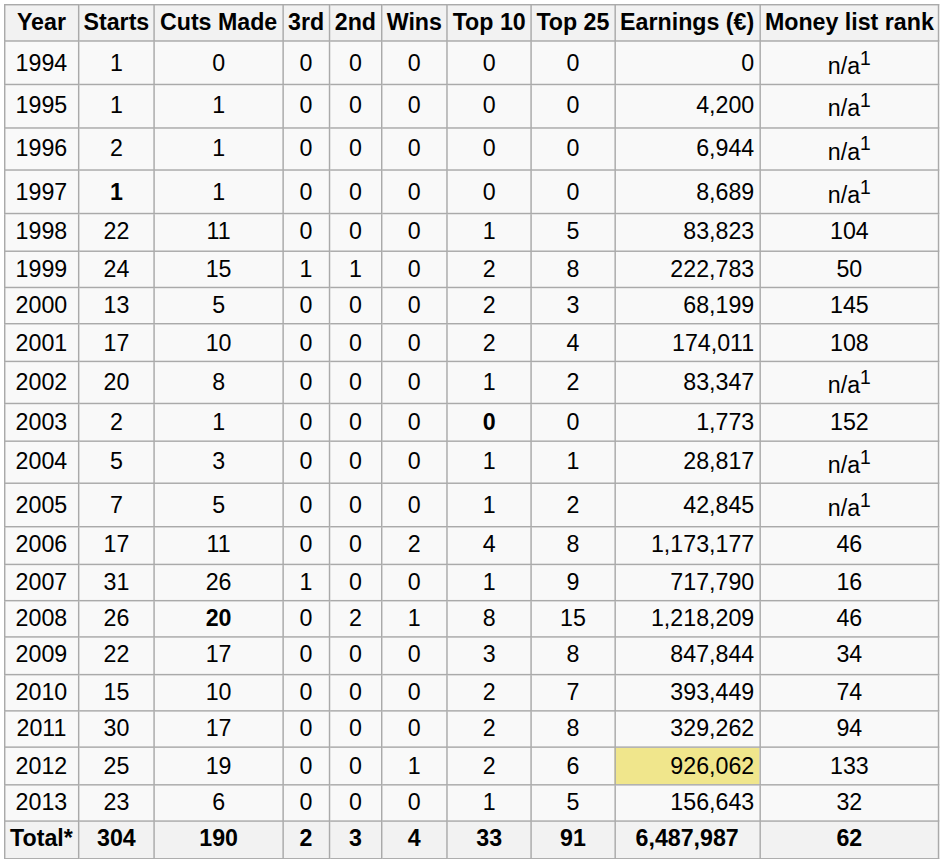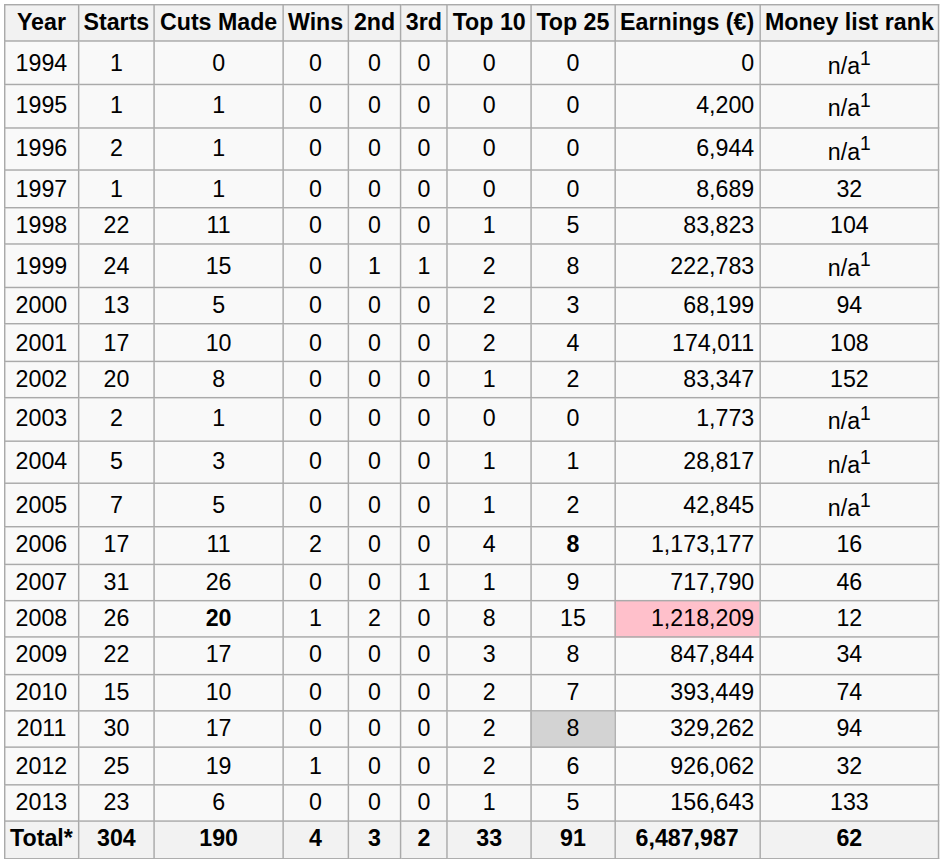columns swapped: (414, 22) <-> (306, 22)
(116, 192) bold -> (116, 188) normal
(849, 192) n/a1 -> (849, 188) 32
(849, 268) 50 -> (849, 265) n/a1
(849, 305) 145 -> (849, 305) 94
(849, 382) n/a1 -> (849, 379) 152
(489, 422) bold -> (489, 419) normal
(849, 422) 152 -> (849, 419) n/a1
(573, 545) normal -> (573, 545) bold
(849, 545) 46 -> (849, 545) 16
(849, 581) 16 -> (849, 581) 46
(703, 618) no background -> (703, 618) pink background
(849, 618) 46 -> (849, 618) 12
(573, 729) no background -> (573, 729) lightgrey background
(712, 765) khaki background -> (712, 765) no background
(849, 765) 133 -> (849, 765) 32
(849, 802) 32 -> (849, 802) 133
